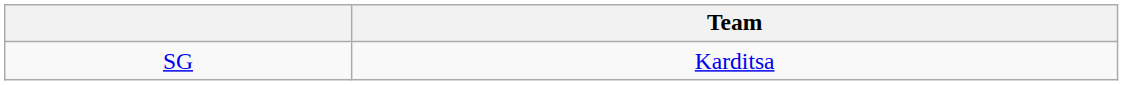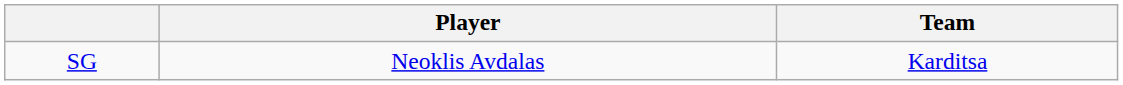+ column: (468, 23)
